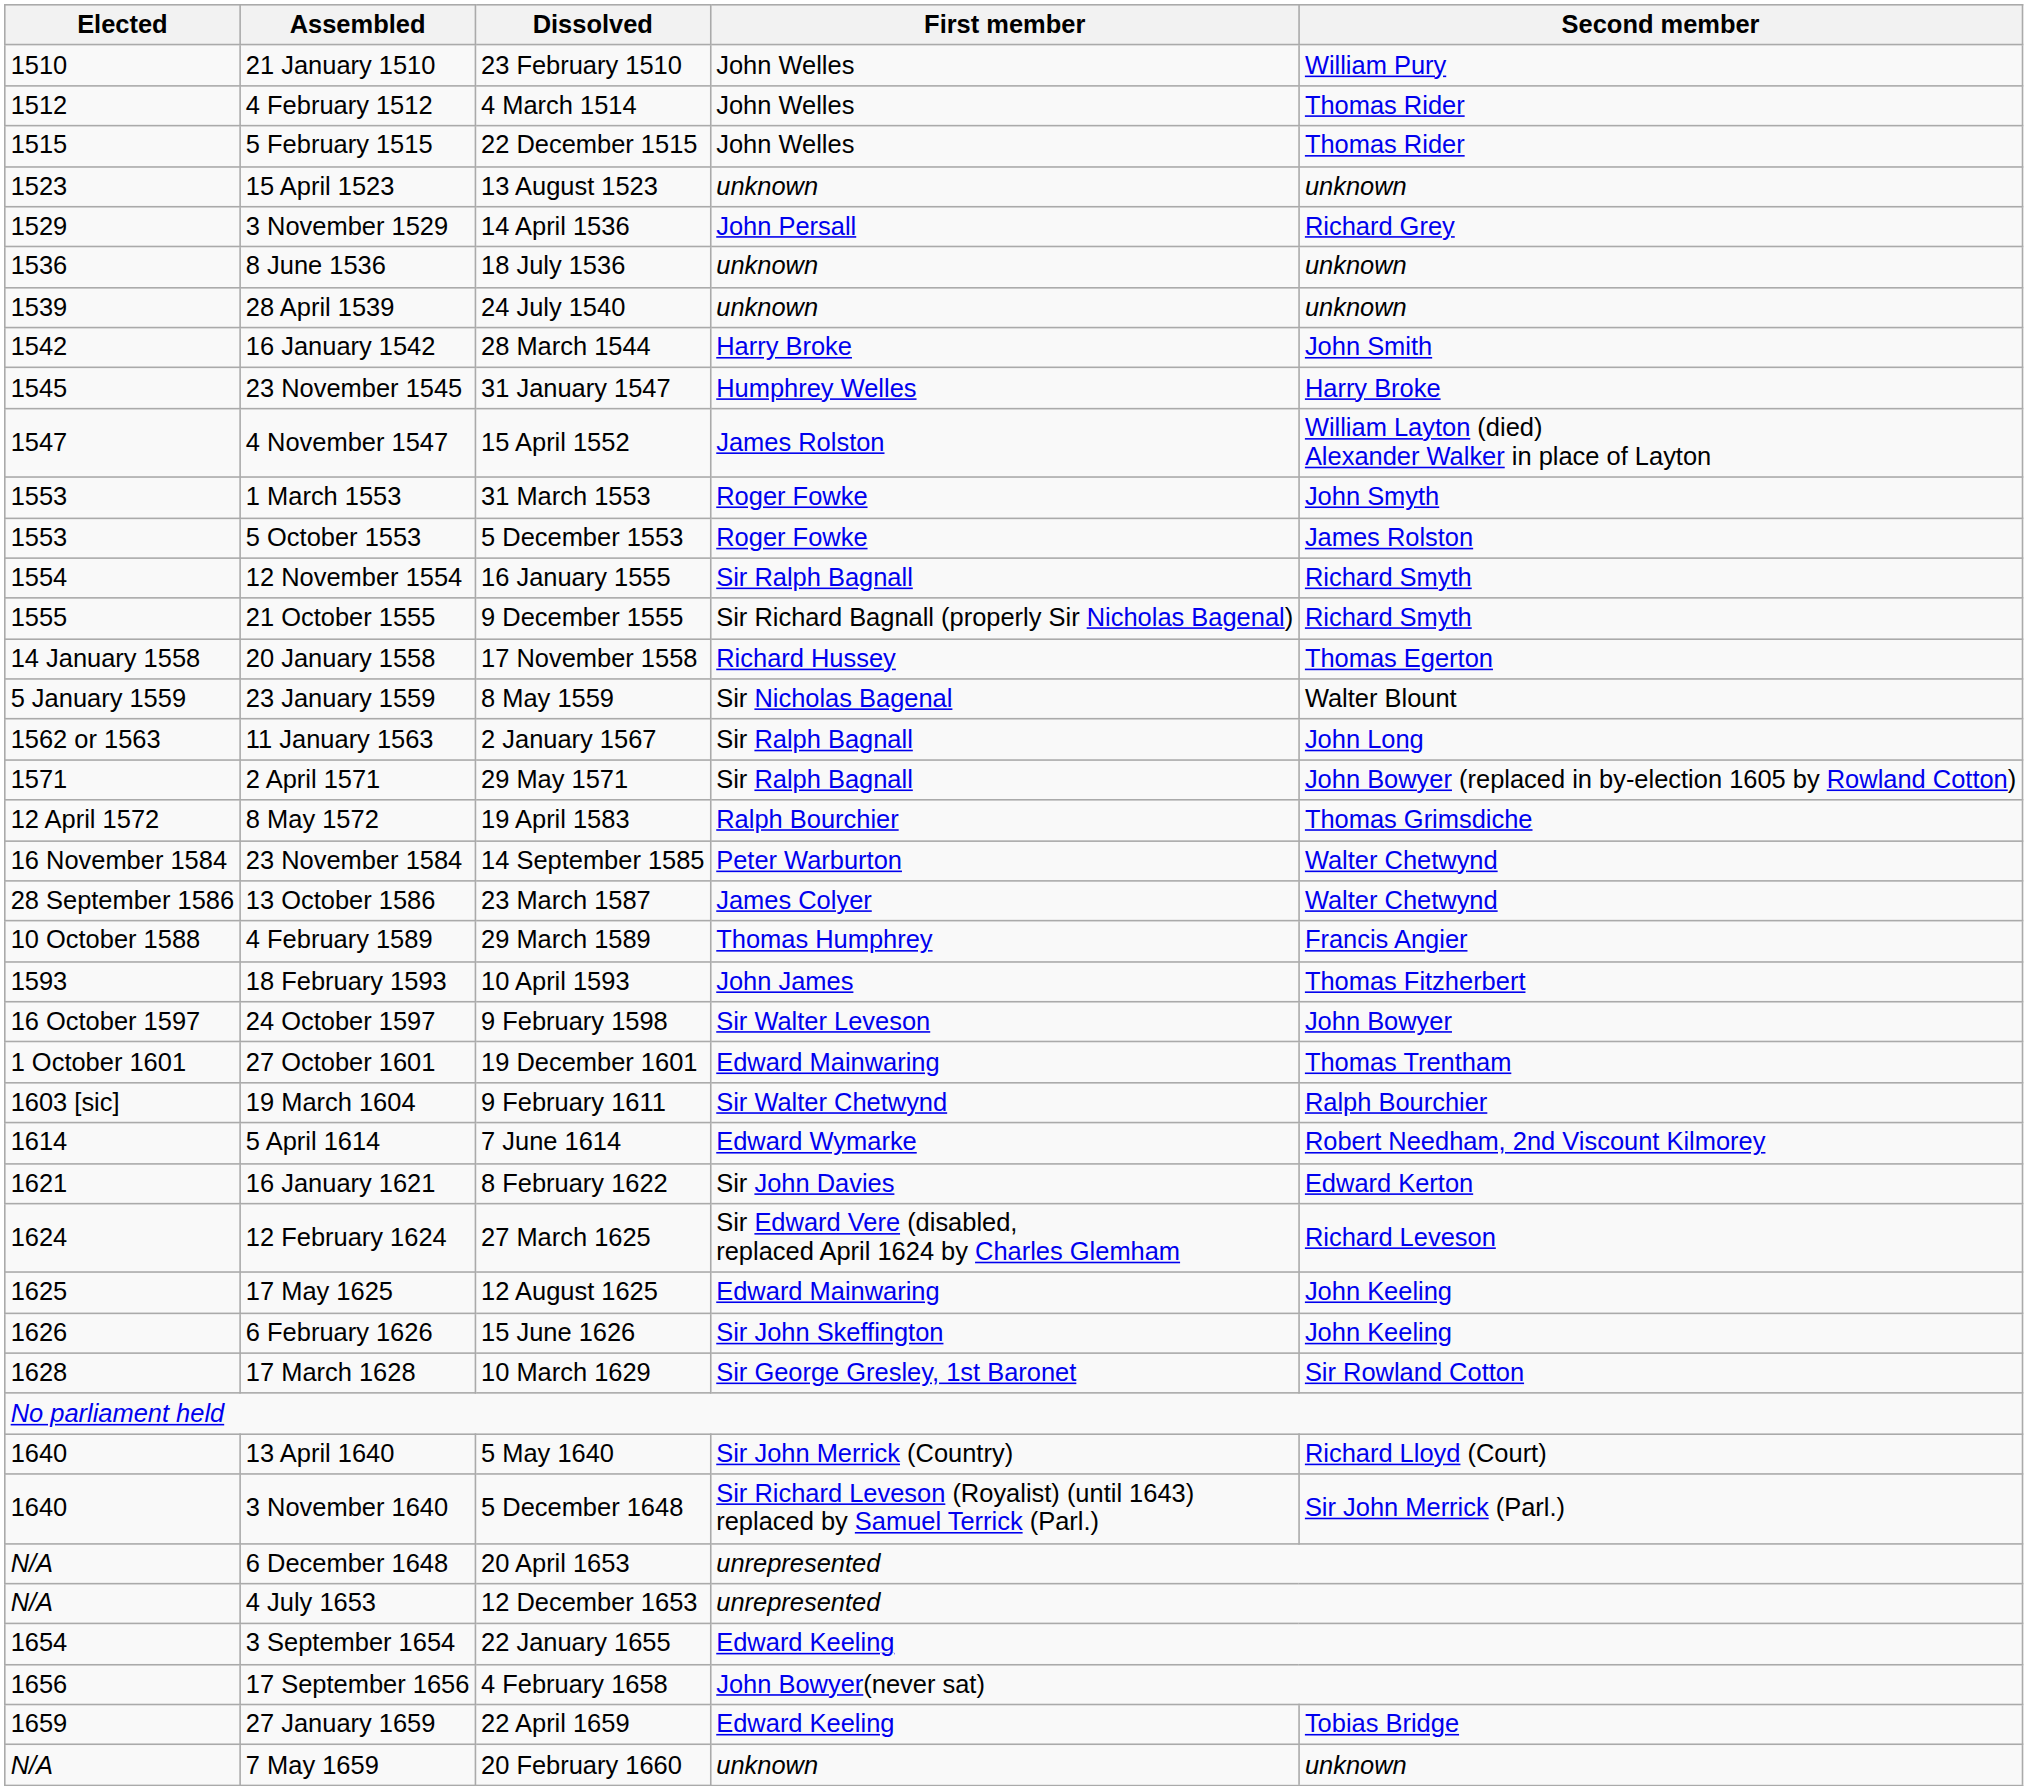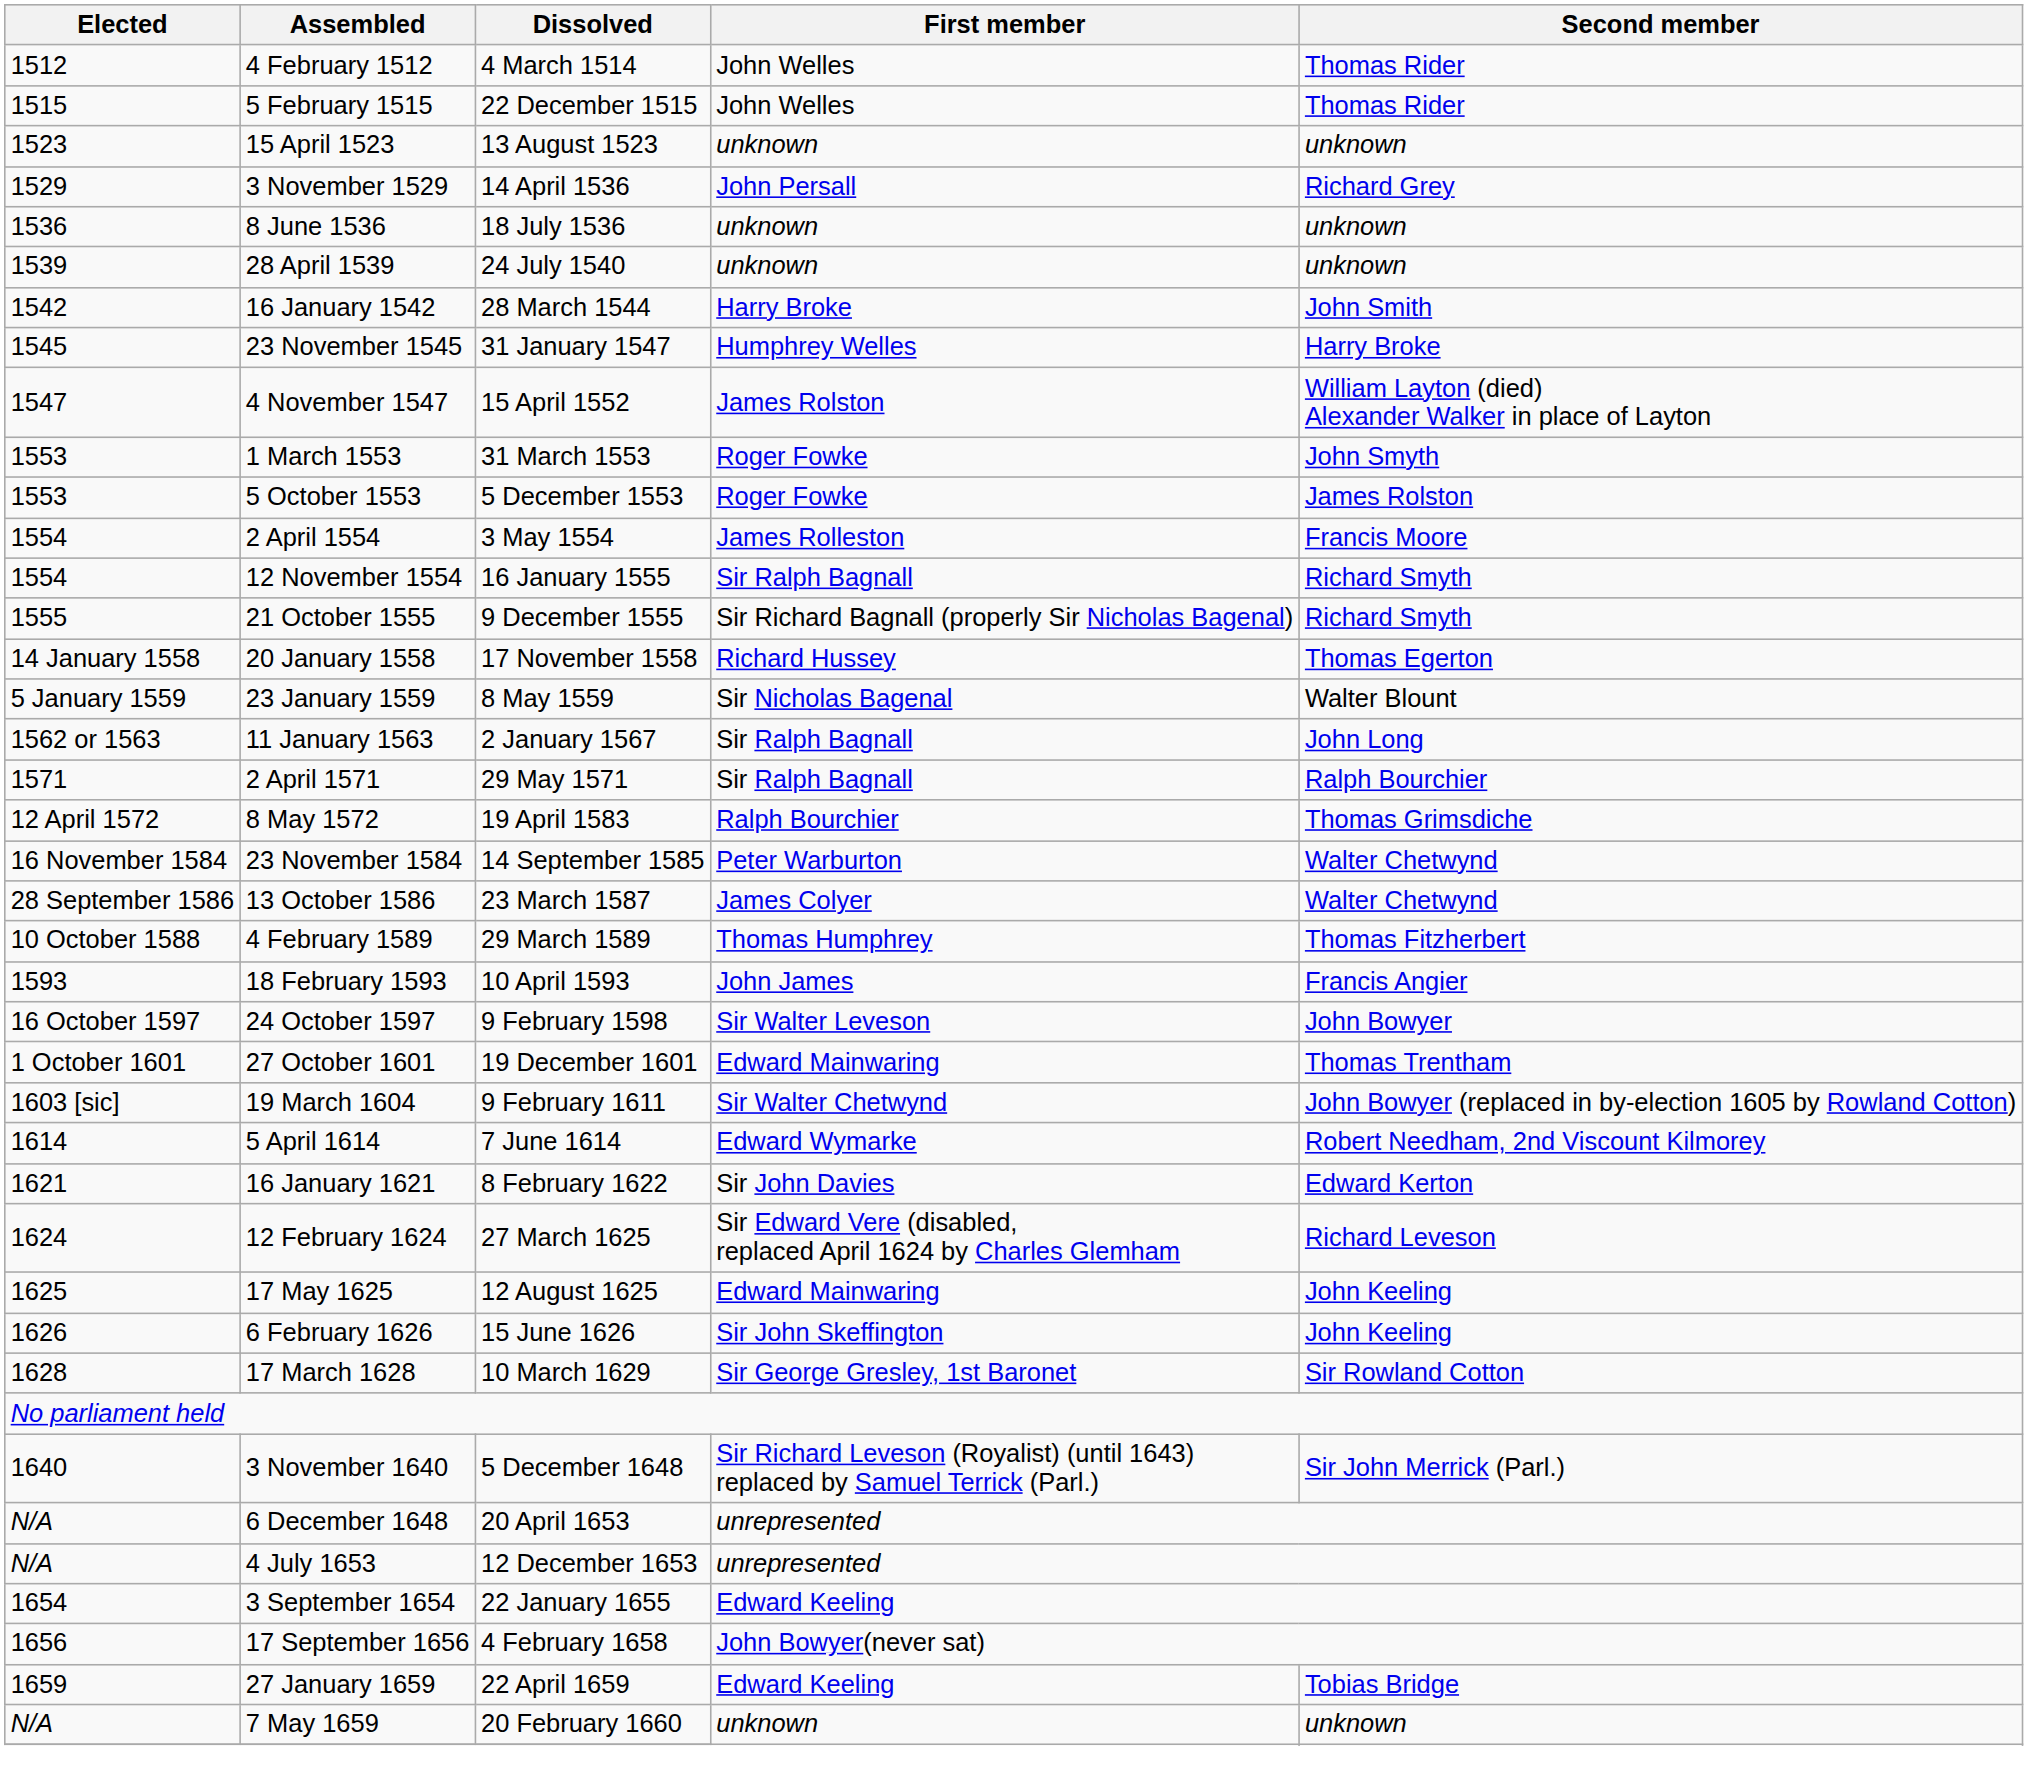- row: (341, 65)
+ row: (313, 537)
(1661, 779) John Bowyer (replaced in by-election 1605 by Rowland Cotton) -> (1396, 779) Ralph Bourchier
(1386, 940) Francis Angier -> (1415, 940) Thomas Fitzherbert
(1415, 981) Thomas Fitzherbert -> (1386, 981) Francis Angier
(1396, 1102) Ralph Bourchier -> (1661, 1102) John Bowyer (replaced in by-election 1605 by Rowland Cotton)
- row: (320, 1453)
